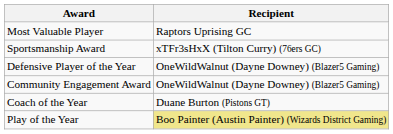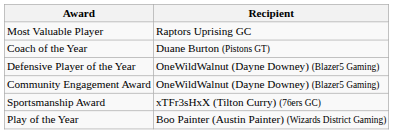rows swapped: (47, 102) <-> (56, 48)
(271, 119) khaki background -> (271, 119) no background
